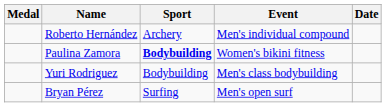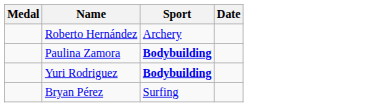- column: (283, 14)
(175, 73) normal -> (177, 73) bold
